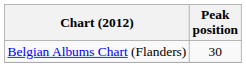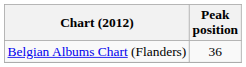(215, 51) 30 -> (215, 51) 36
